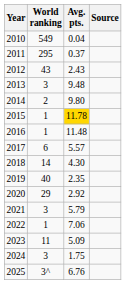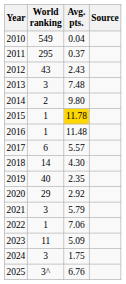(76, 85) 9.48 -> (76, 85) 7.48
